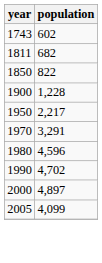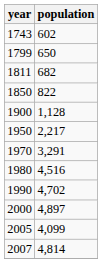+ row: (20, 53)
(51, 92) 1,228 -> (51, 111) 1,128
(51, 151) 4,596 -> (51, 170) 4,516
+ row: (20, 248)
